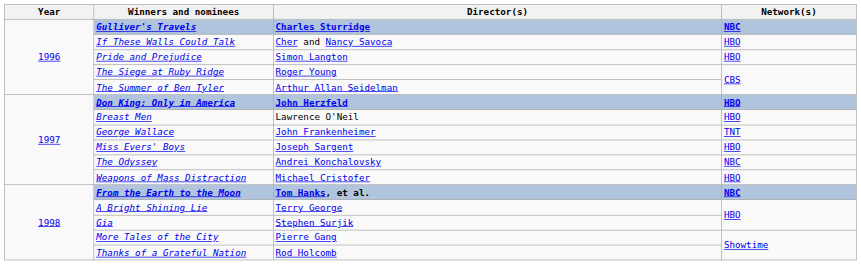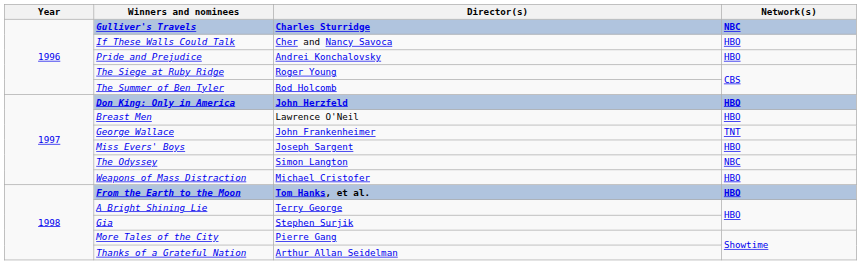(312, 57) Simon Langton -> (328, 57) Andrei Konchalovsky
(337, 87) Arthur Allan Seidelman -> (306, 87) Rod Holcomb
(328, 162) Andrei Konchalovsky -> (312, 162) Simon Langton
(732, 192) NBC -> (732, 192) HBO
(306, 253) Rod Holcomb -> (337, 253) Arthur Allan Seidelman
